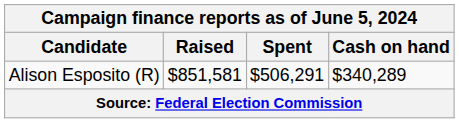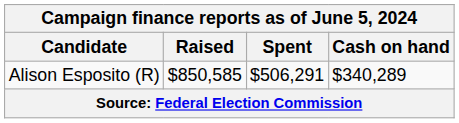(205, 74) $851,581 -> (205, 74) $850,585
